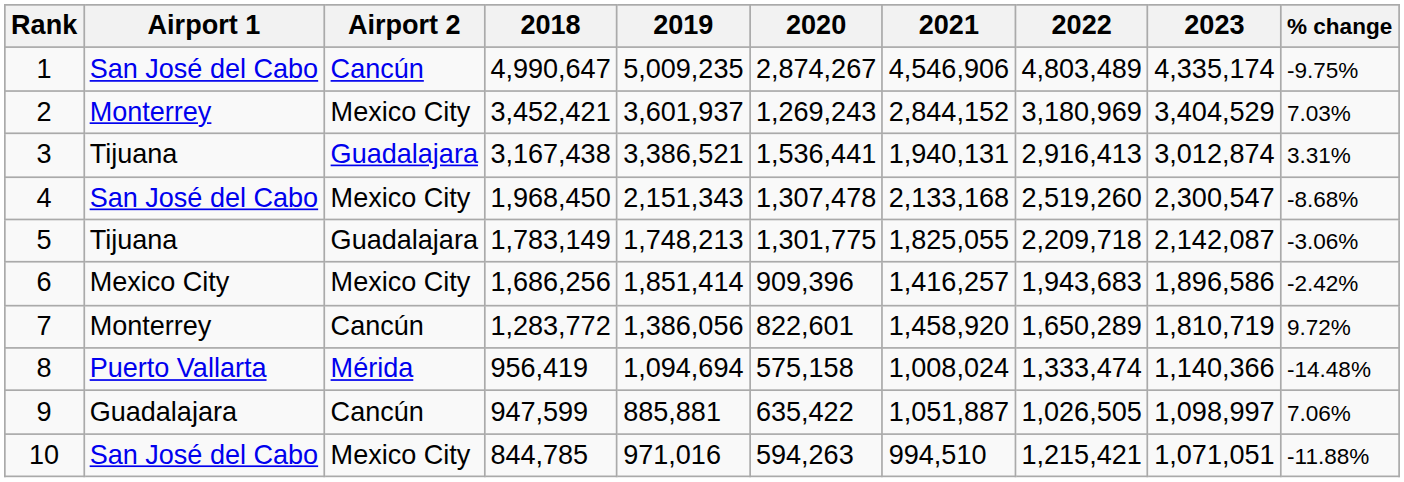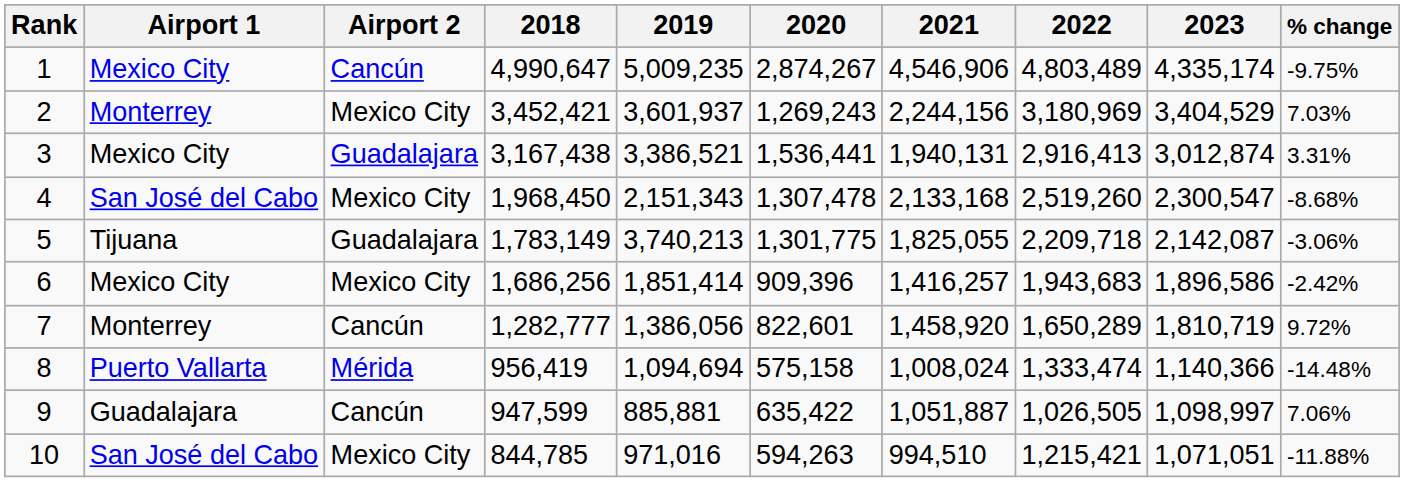(204, 68) San José del Cabo -> (160, 68) Mexico City
(949, 111) 2,844,152 -> (949, 111) 2,244,156
(134, 154) Tijuana -> (160, 154) Mexico City
(683, 240) 1,748,213 -> (683, 240) 3,740,213
(551, 326) 1,283,772 -> (551, 326) 1,282,777
